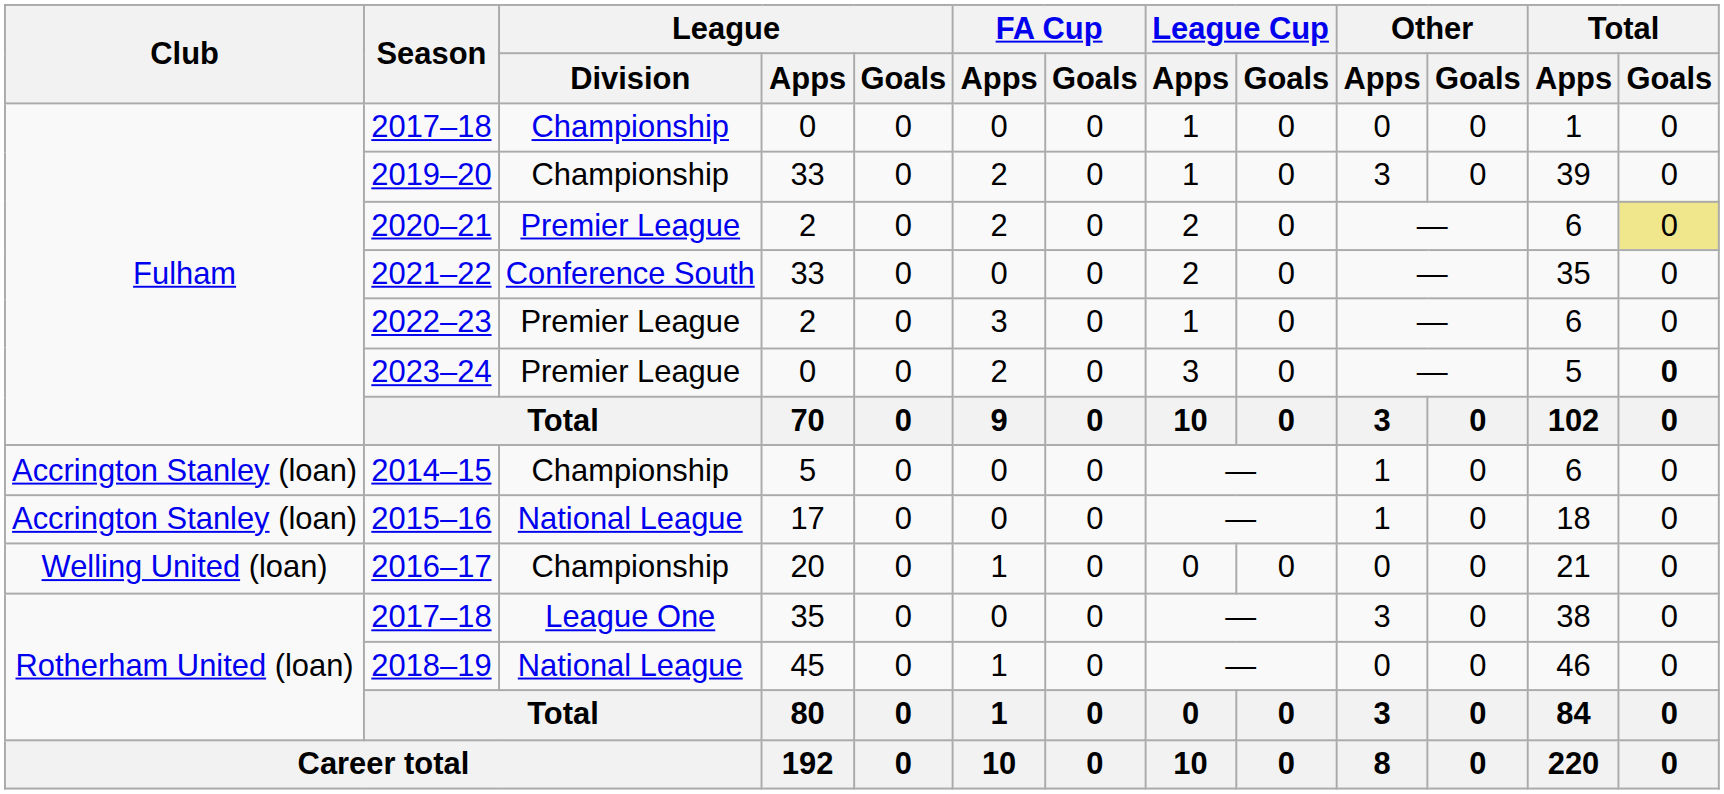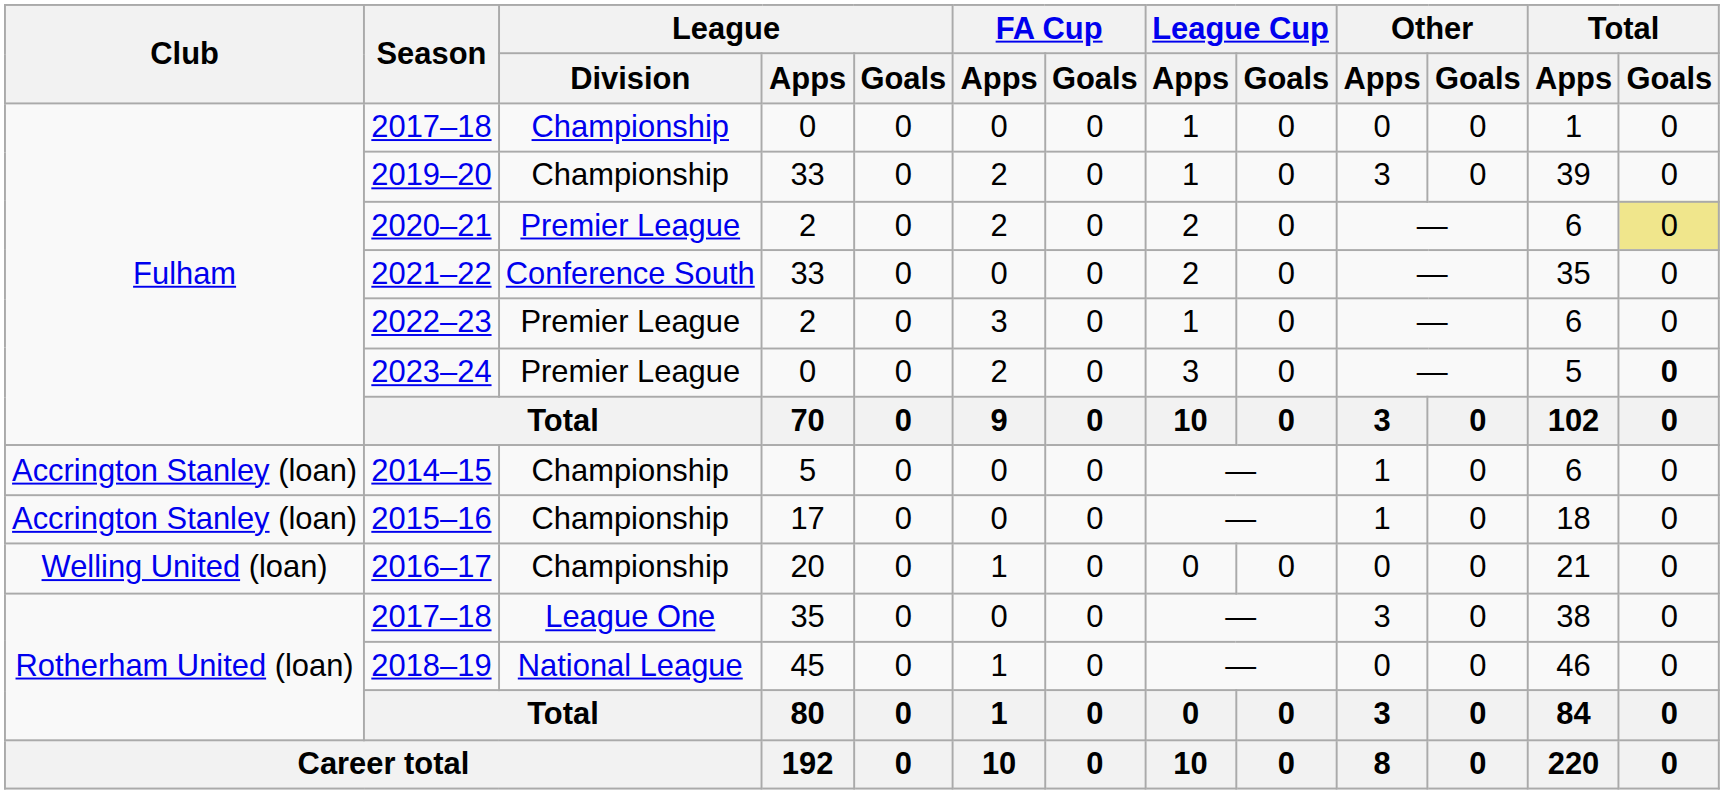(630, 518) National League -> (630, 518) Championship
